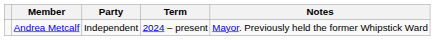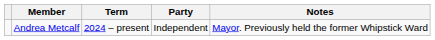columns swapped: (111, 12) <-> (175, 12)
